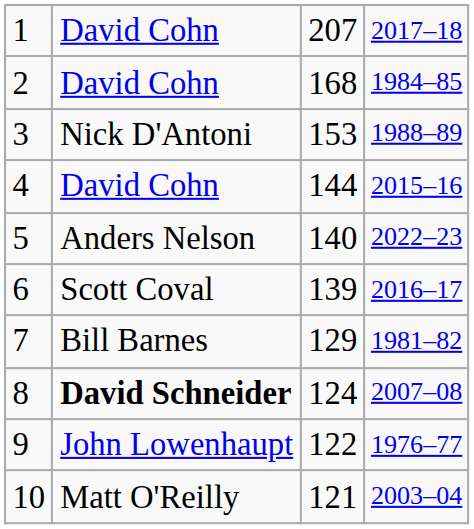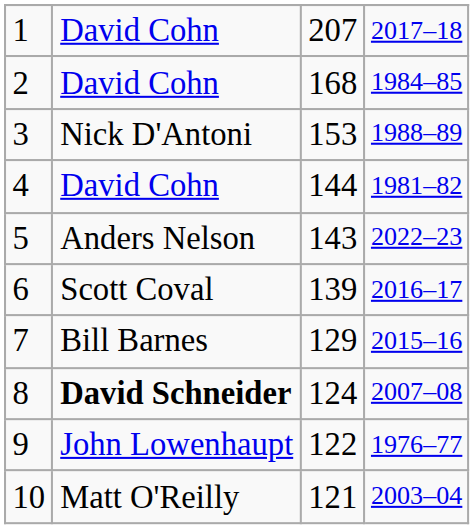(417, 185) 2015–16 -> (417, 185) 1981–82
(333, 237) 140 -> (333, 237) 143
(417, 340) 1981–82 -> (417, 340) 2015–16
